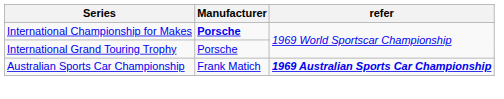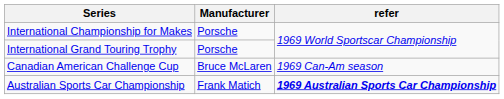(219, 31) bold -> (217, 31) normal
+ row: (93, 67)
